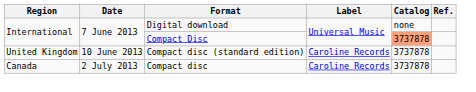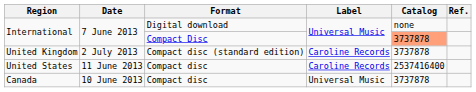(112, 53) 10 June 2013 -> (110, 53) 2 July 2013
+ row: (39, 66)
(110, 66) 2 July 2013 -> (112, 80) 10 June 2013
(349, 66) Caroline Records -> (347, 80) Universal Music
